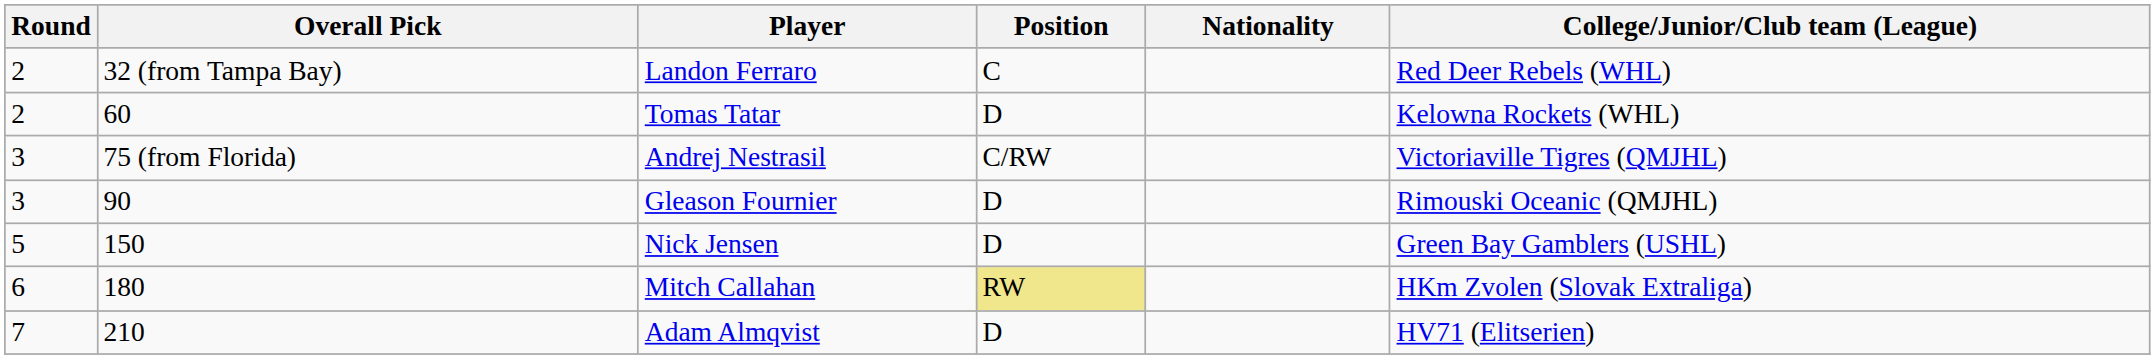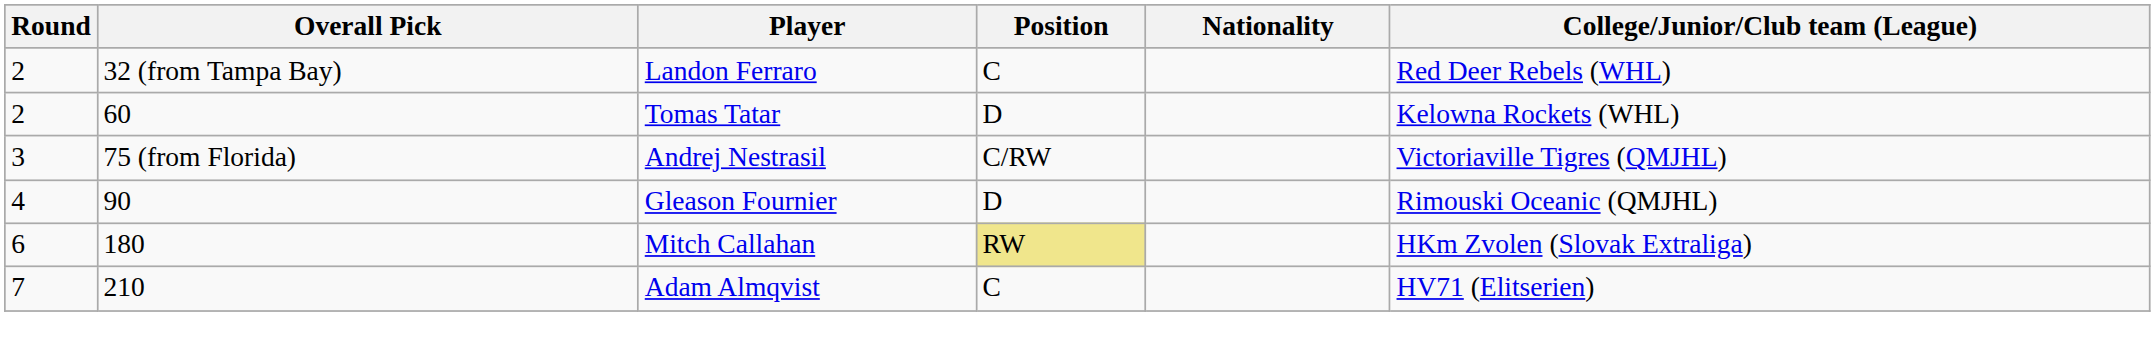(18, 200) 3 -> (18, 200) 4
- row: (712, 244)
(992, 331) D -> (992, 288) C
